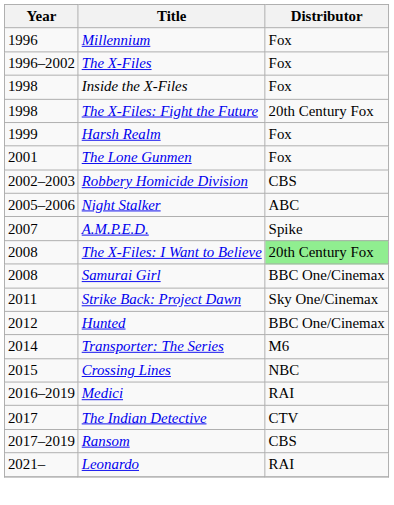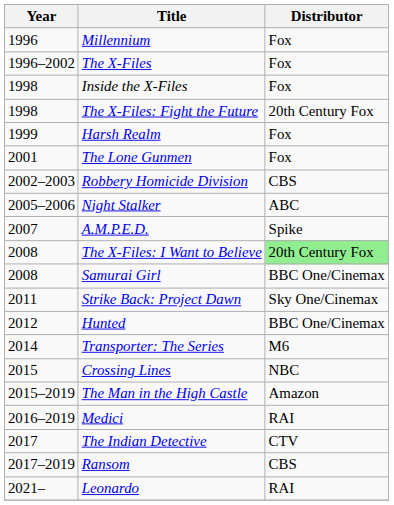+ row: (165, 393)
